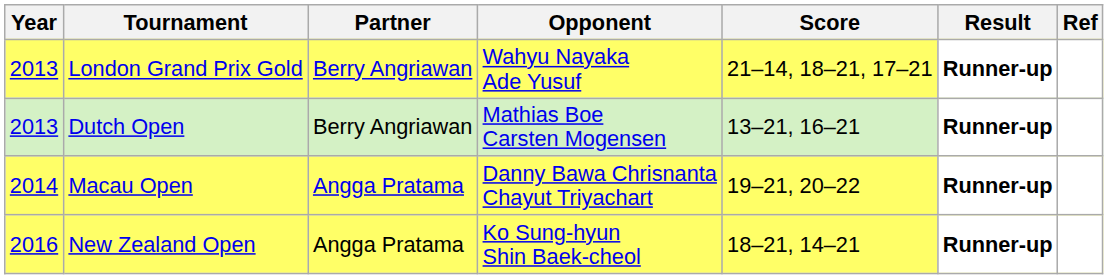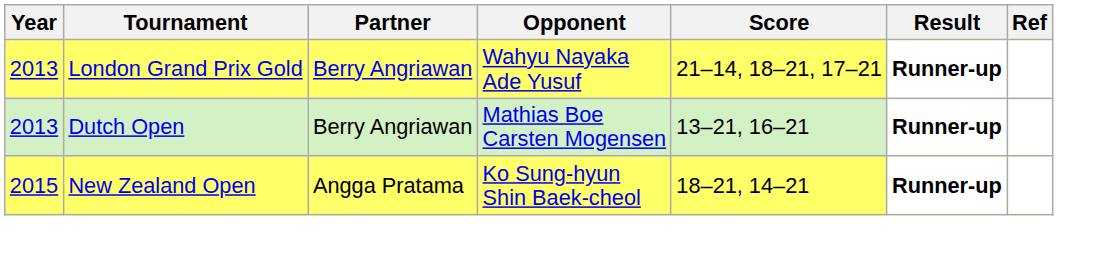- row: (131, 186)
(34, 244) 2016 -> (34, 186) 2015
